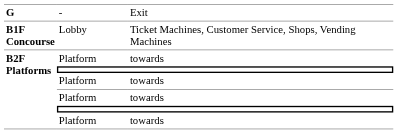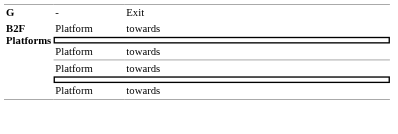- row: (73, 29)
